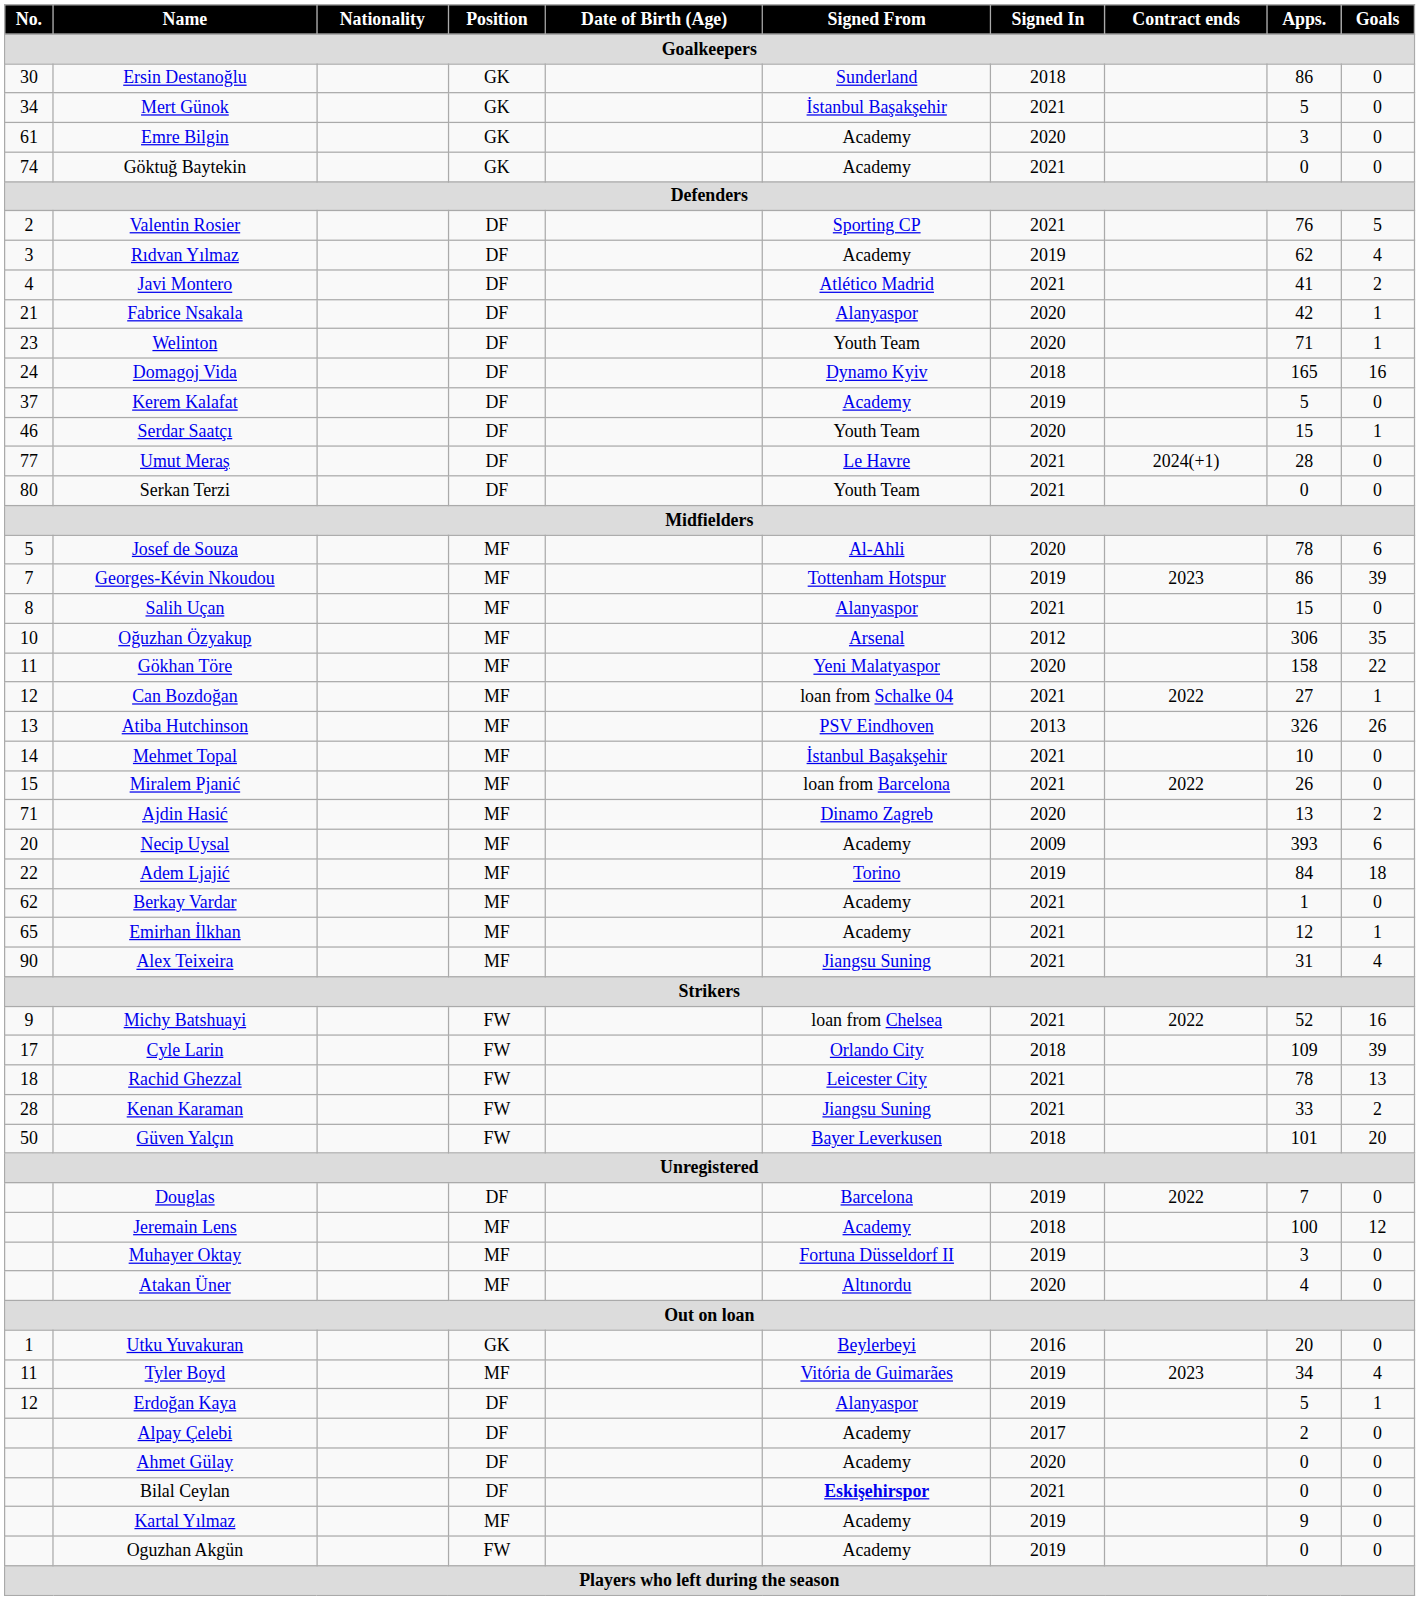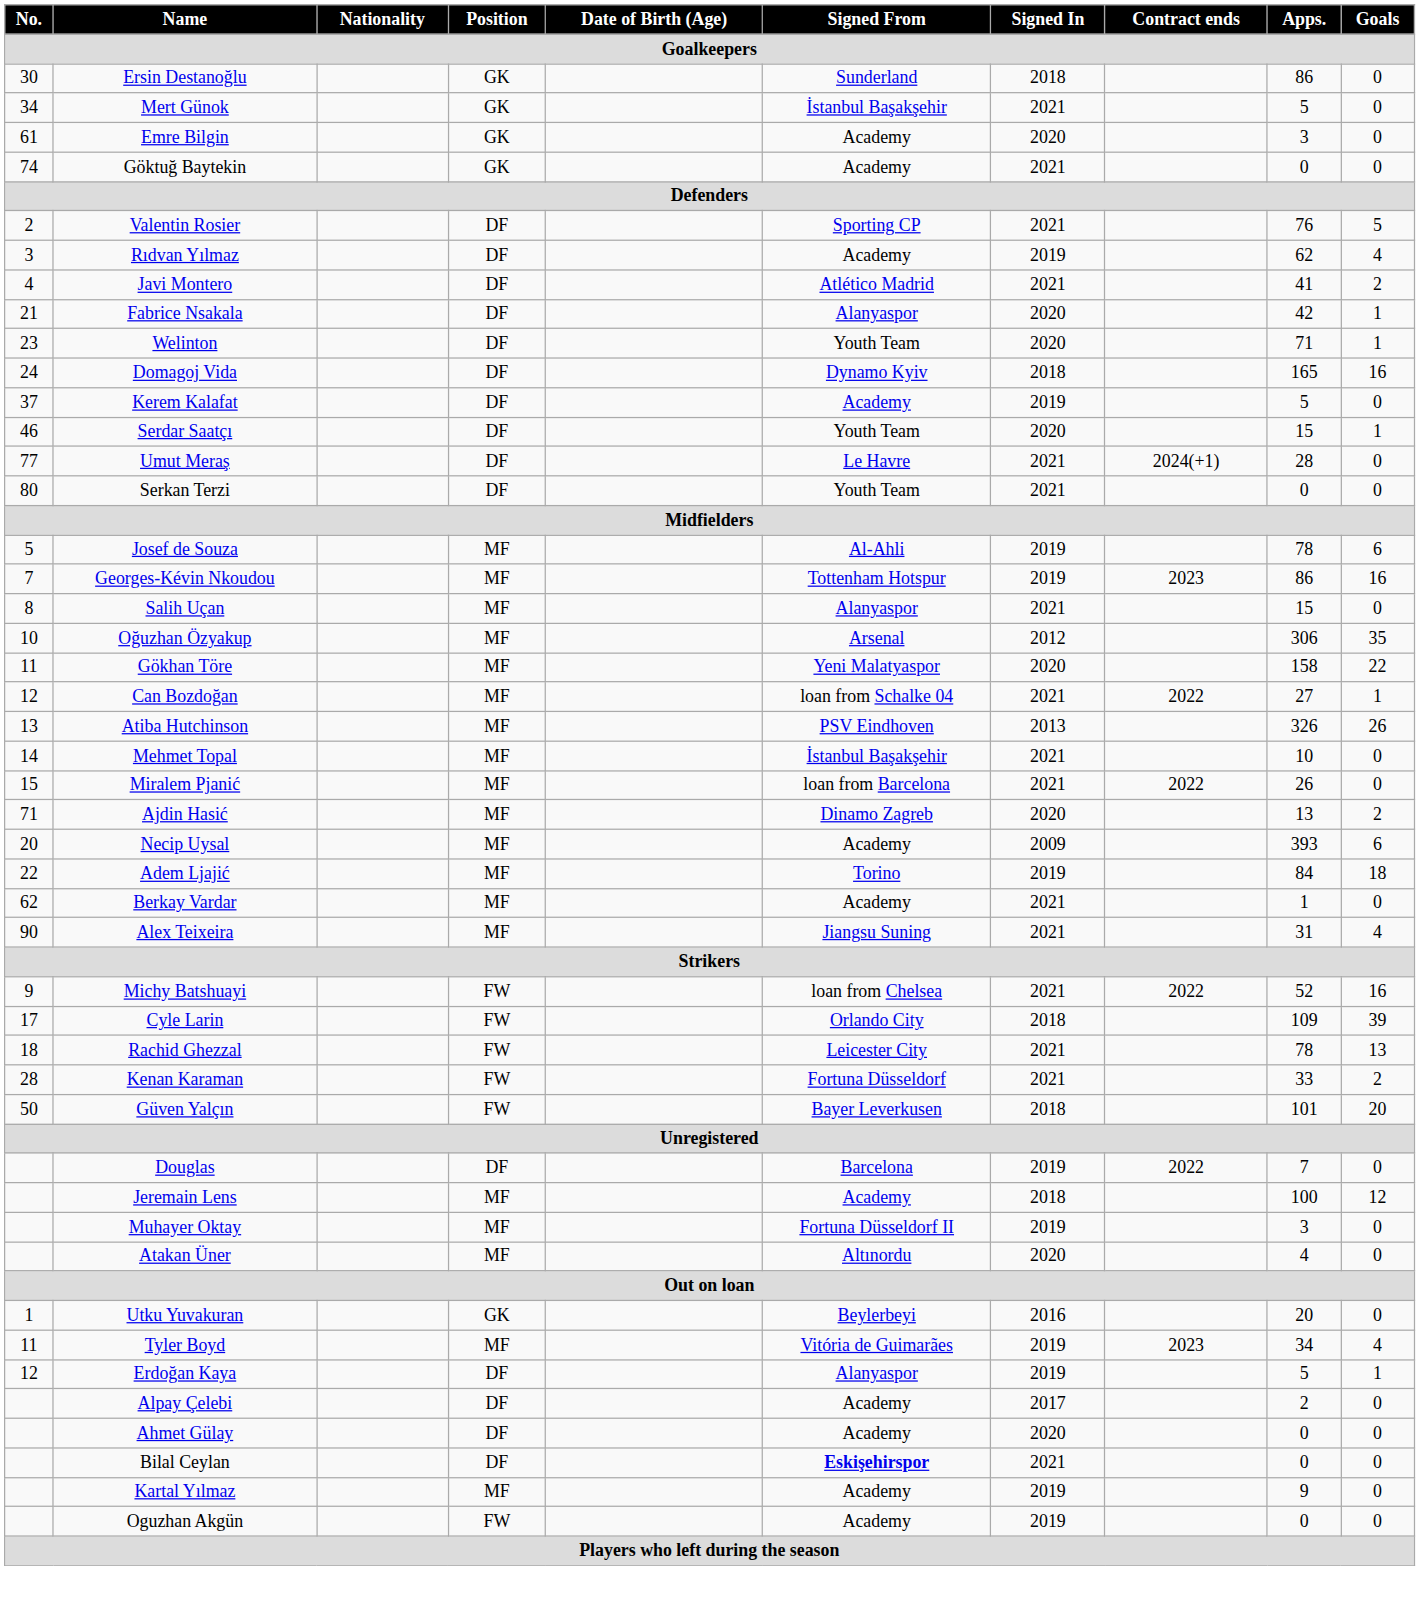(1048, 549) 2020 -> (1048, 549) 2019
(1378, 579) 39 -> (1378, 579) 16
- row: (185, 932)
(877, 1109) Jiangsu Suning -> (877, 1079) Fortuna Düsseldorf
